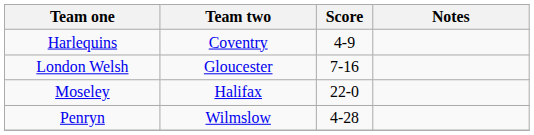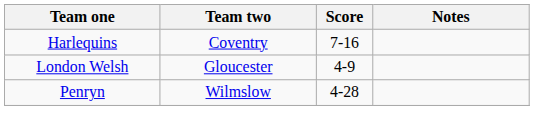(344, 42) 4-9 -> (344, 42) 7-16
(344, 67) 7-16 -> (344, 67) 4-9
- row: (82, 92)
